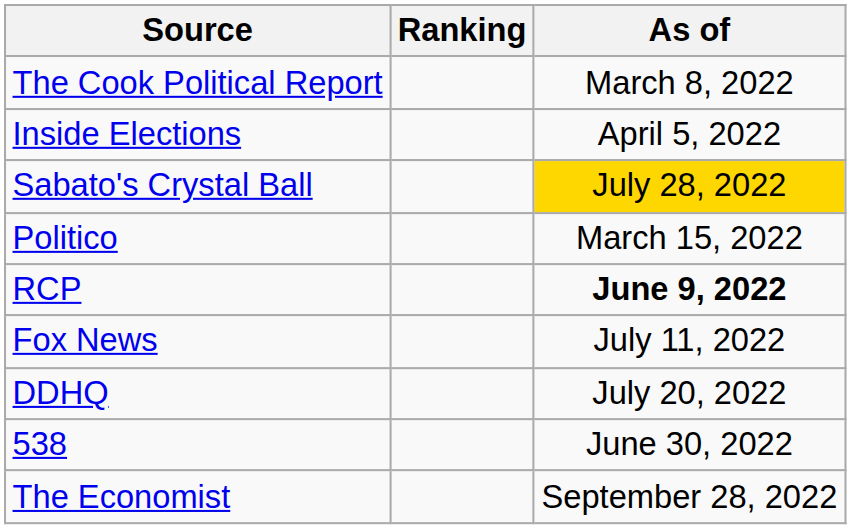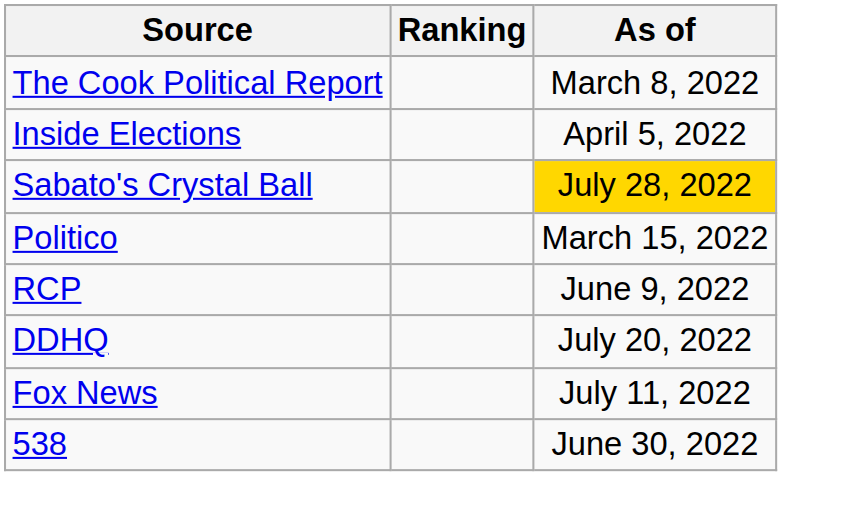(689, 289) bold -> (655, 289) normal
rows swapped: (85, 340) <-> (61, 392)
- row: (121, 496)
